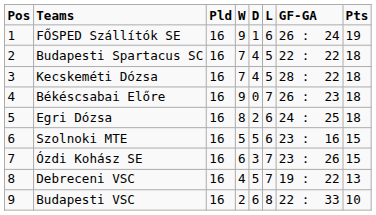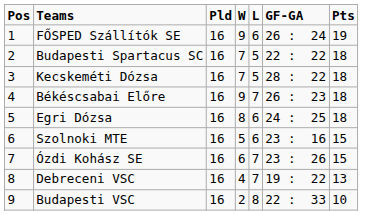- column: (255, 15)
